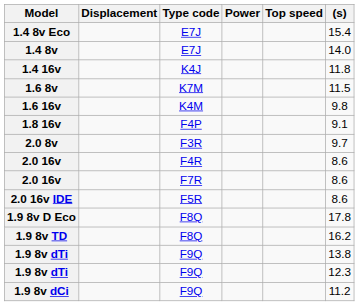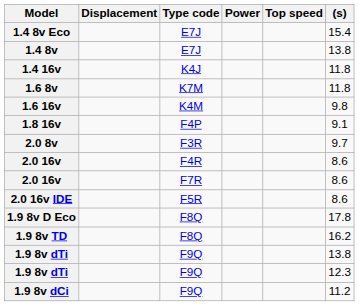(340, 50) 14.0 -> (340, 50) 13.8
(340, 87) 11.5 -> (340, 87) 11.8
